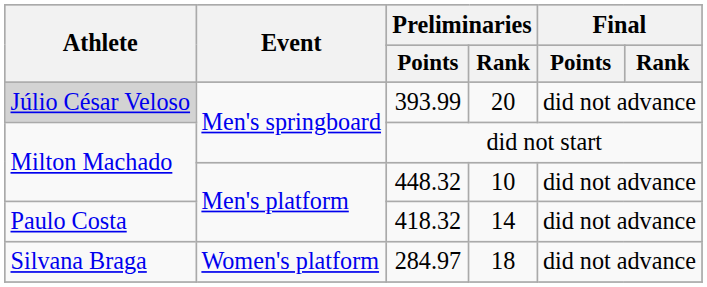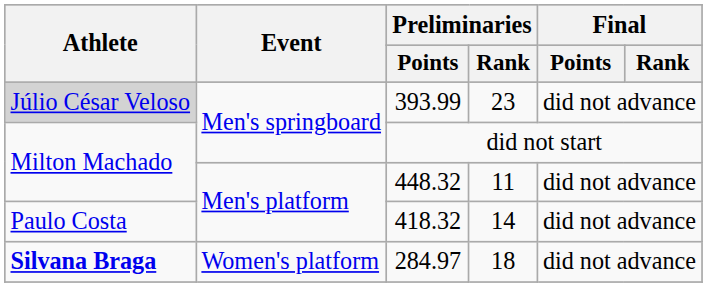(503, 102) 20 -> (503, 102) 23
(503, 182) 10 -> (503, 182) 11
(79, 262) normal -> (83, 262) bold
